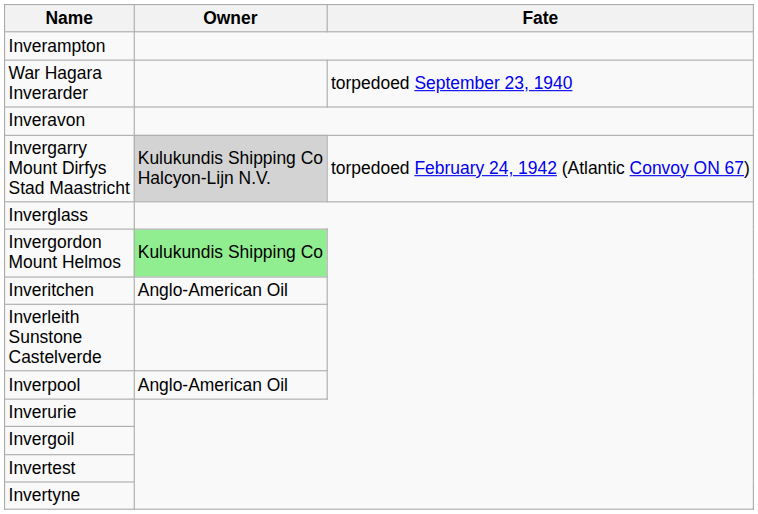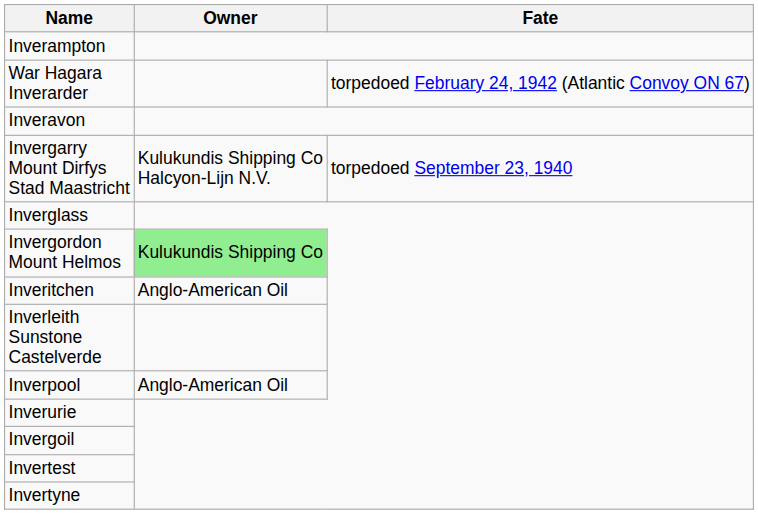(452, 83) torpedoed September 23, 1940 -> (540, 83) torpedoed February 24, 1942 (Atlantic Convoy ON 67)
(230, 168) lightgrey background -> (230, 168) no background
(540, 168) torpedoed February 24, 1942 (Atlantic Convoy ON 67) -> (452, 168) torpedoed September 23, 1940
